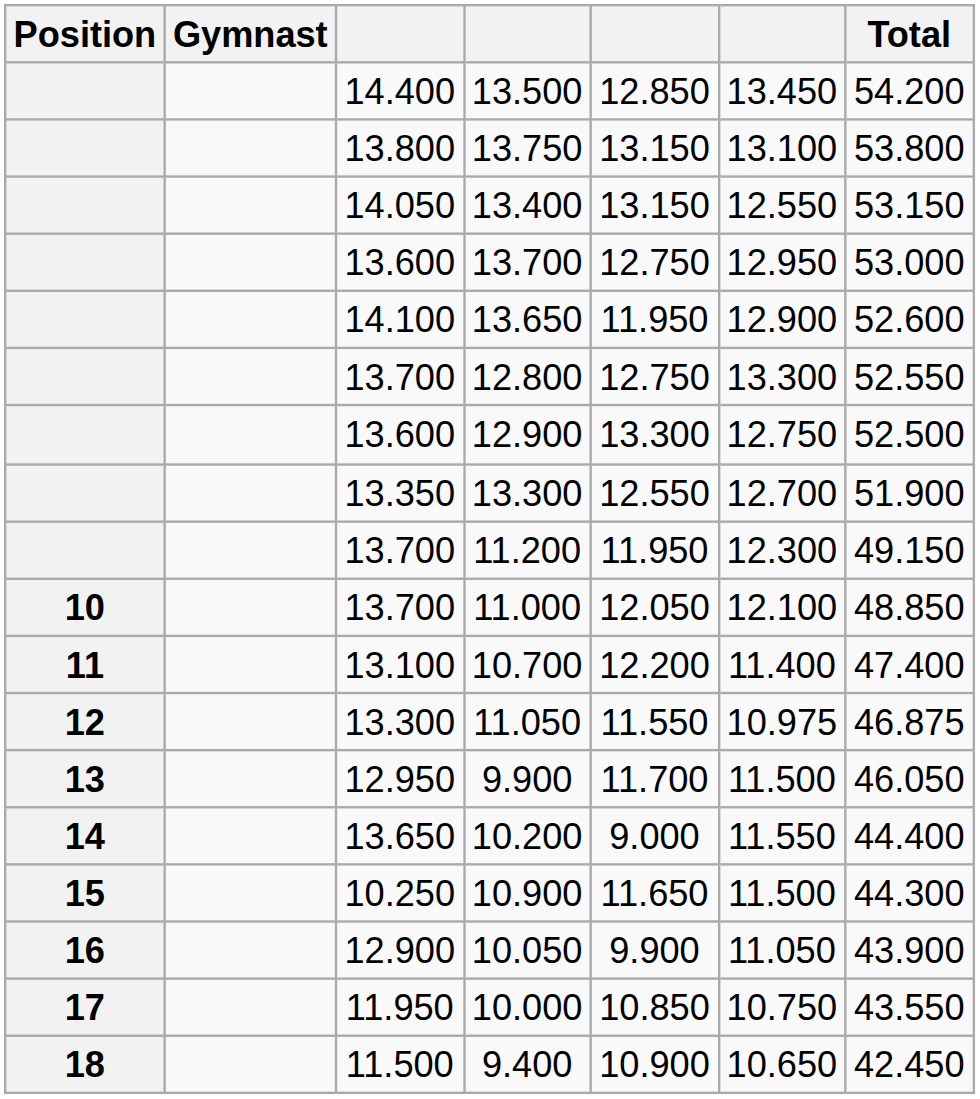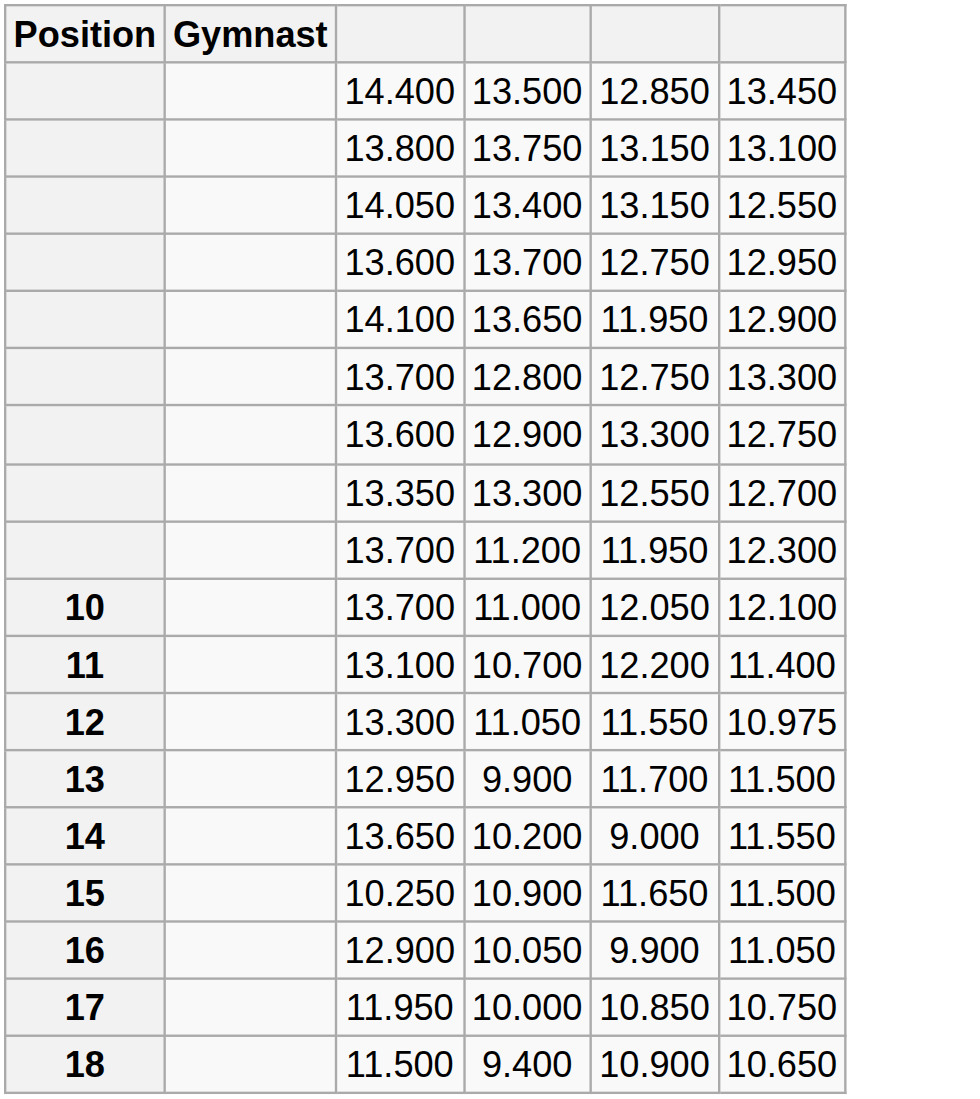- column: (909, 34)
